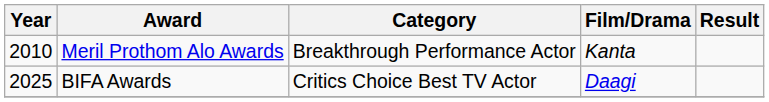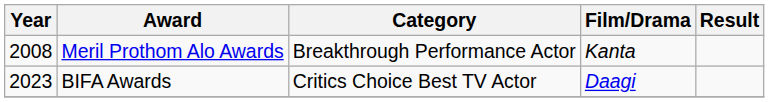(31, 51) 2010 -> (31, 51) 2008
(31, 82) 2025 -> (31, 82) 2023
